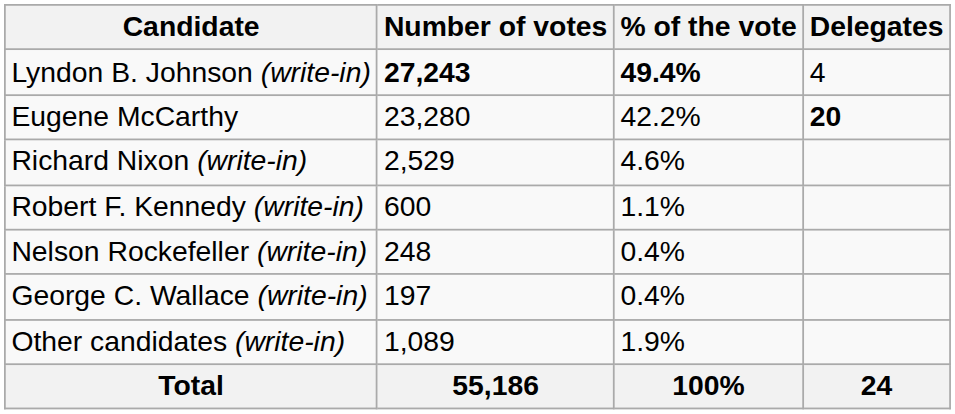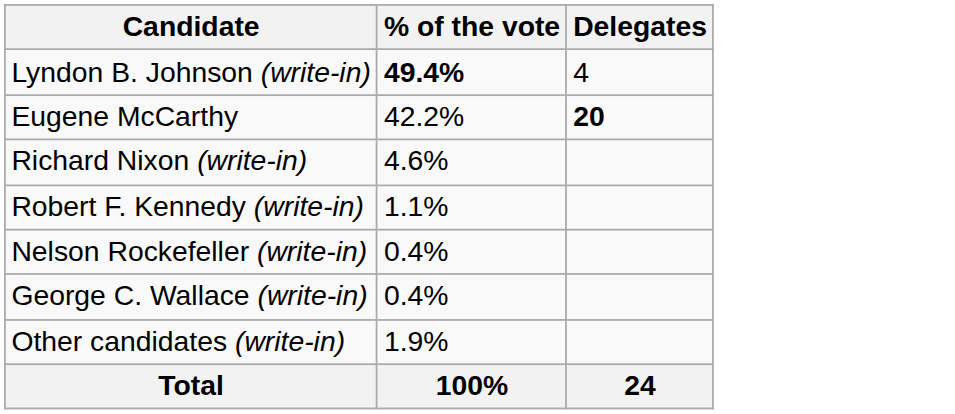- column: (496, 26)
